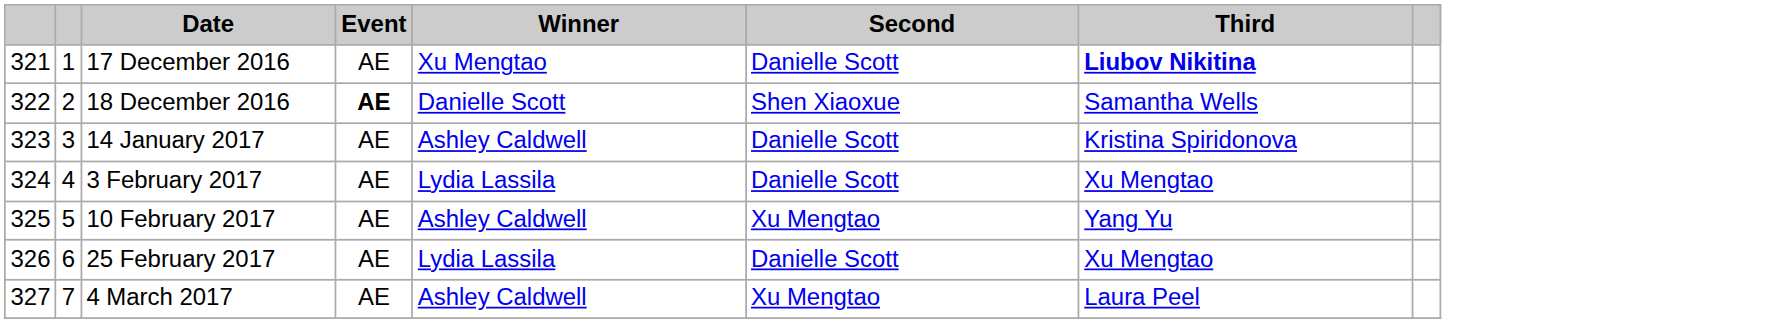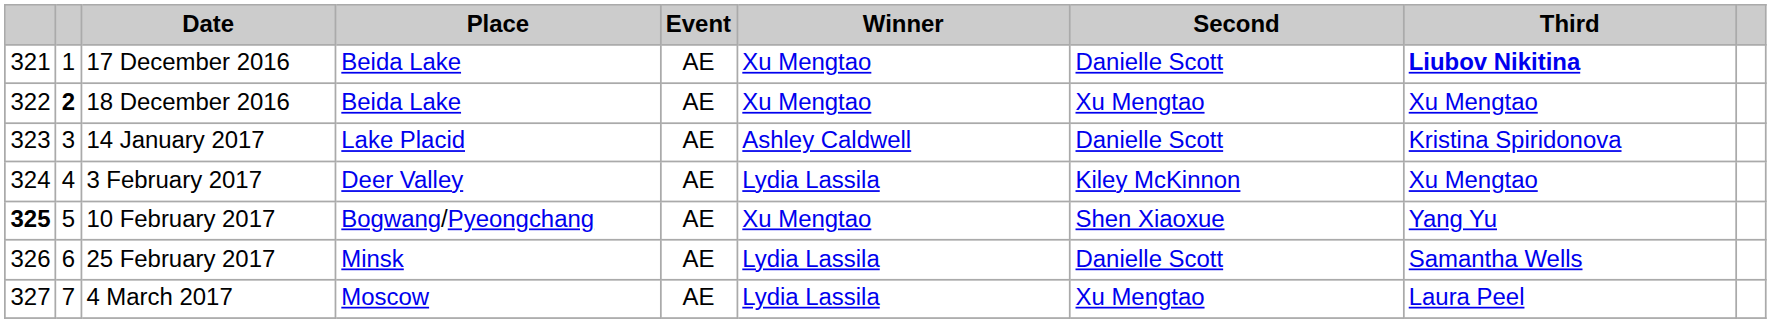+ column: (498, 23)
(68, 102) normal -> (68, 102) bold
(374, 102) bold -> (698, 102) normal
(492, 102) Danielle Scott -> (807, 102) Xu Mengtao
(825, 102) Shen Xiaoxue -> (1140, 102) Xu Mengtao
(1171, 102) Samantha Wells -> (1473, 102) Xu Mengtao
(825, 180) Danielle Scott -> (1158, 180) Kiley McKinnon
(30, 219) normal -> (30, 219) bold
(502, 219) Ashley Caldwell -> (807, 219) Xu Mengtao
(816, 219) Xu Mengtao -> (1150, 219) Shen Xiaoxue
(1149, 258) Xu Mengtao -> (1496, 258) Samantha Wells
(502, 297) Ashley Caldwell -> (811, 297) Lydia Lassila
